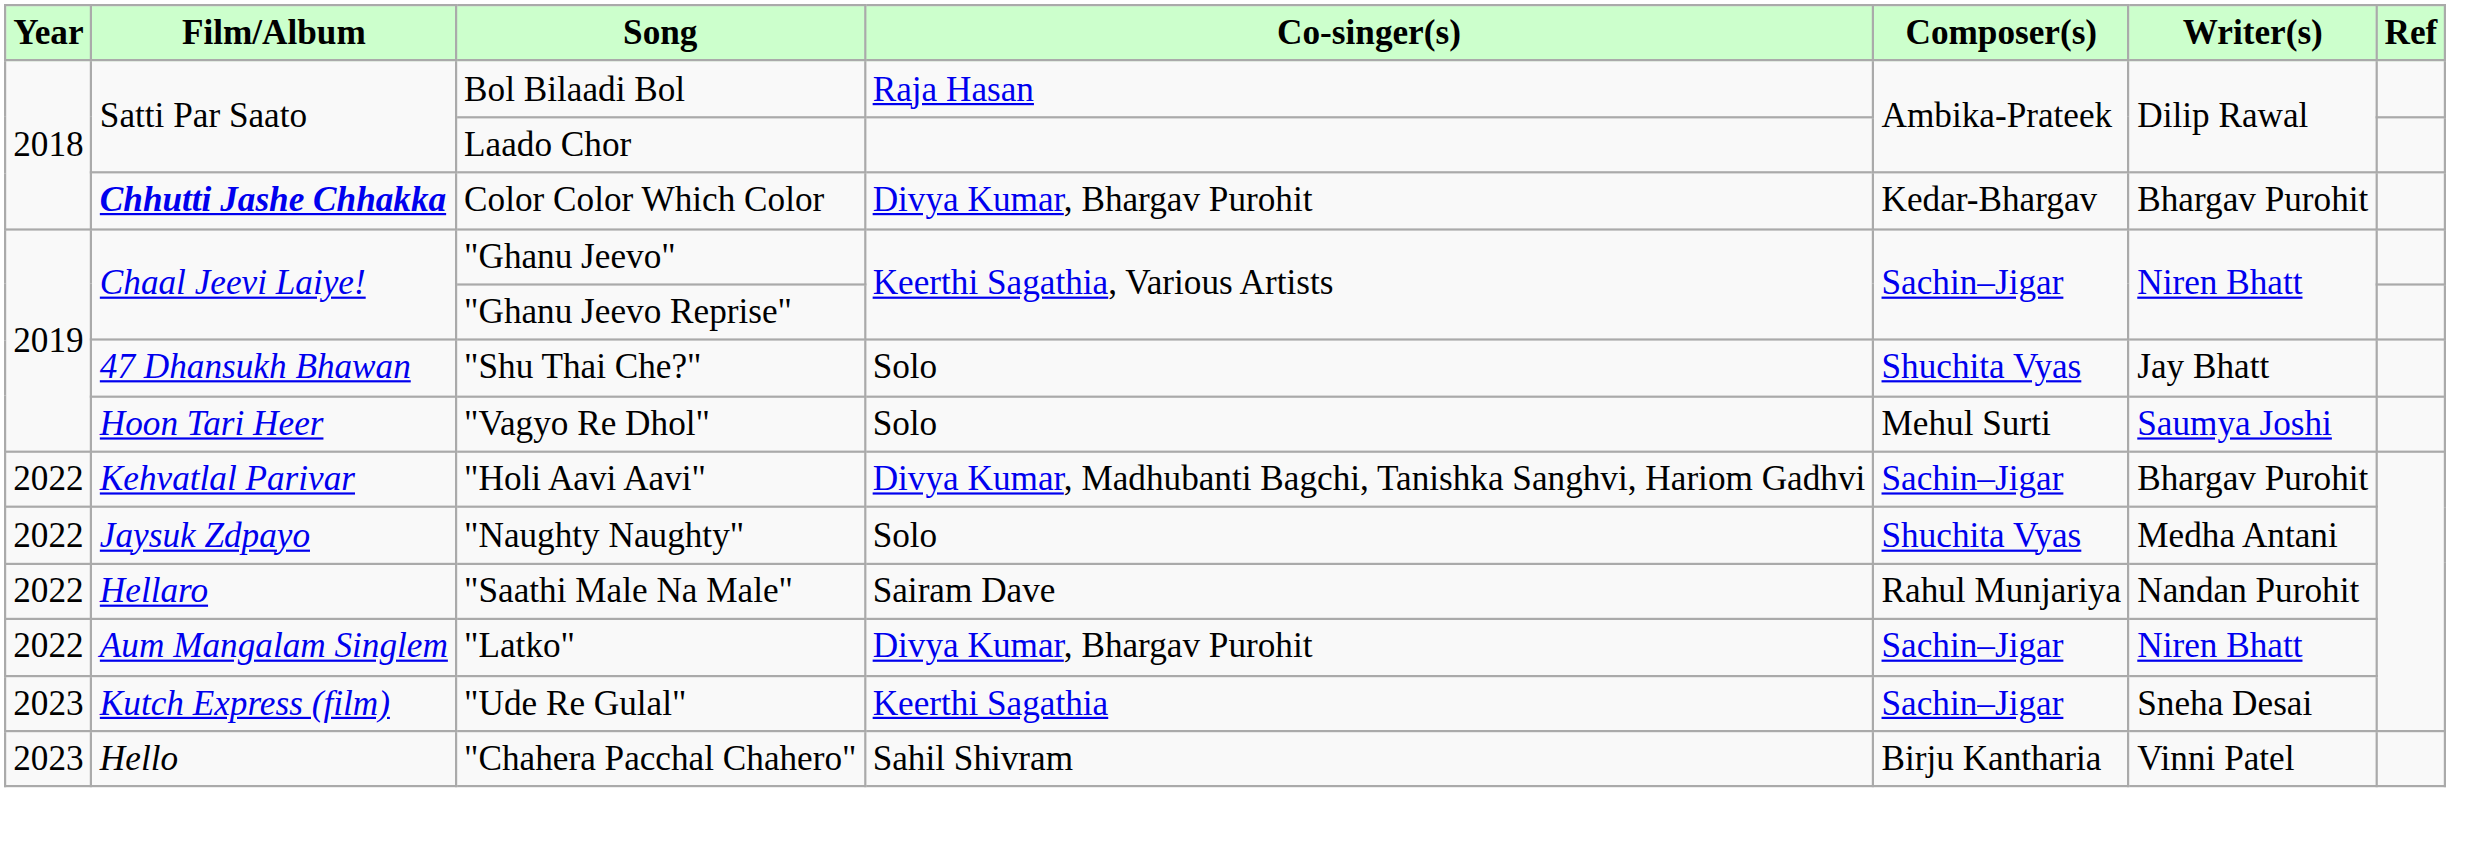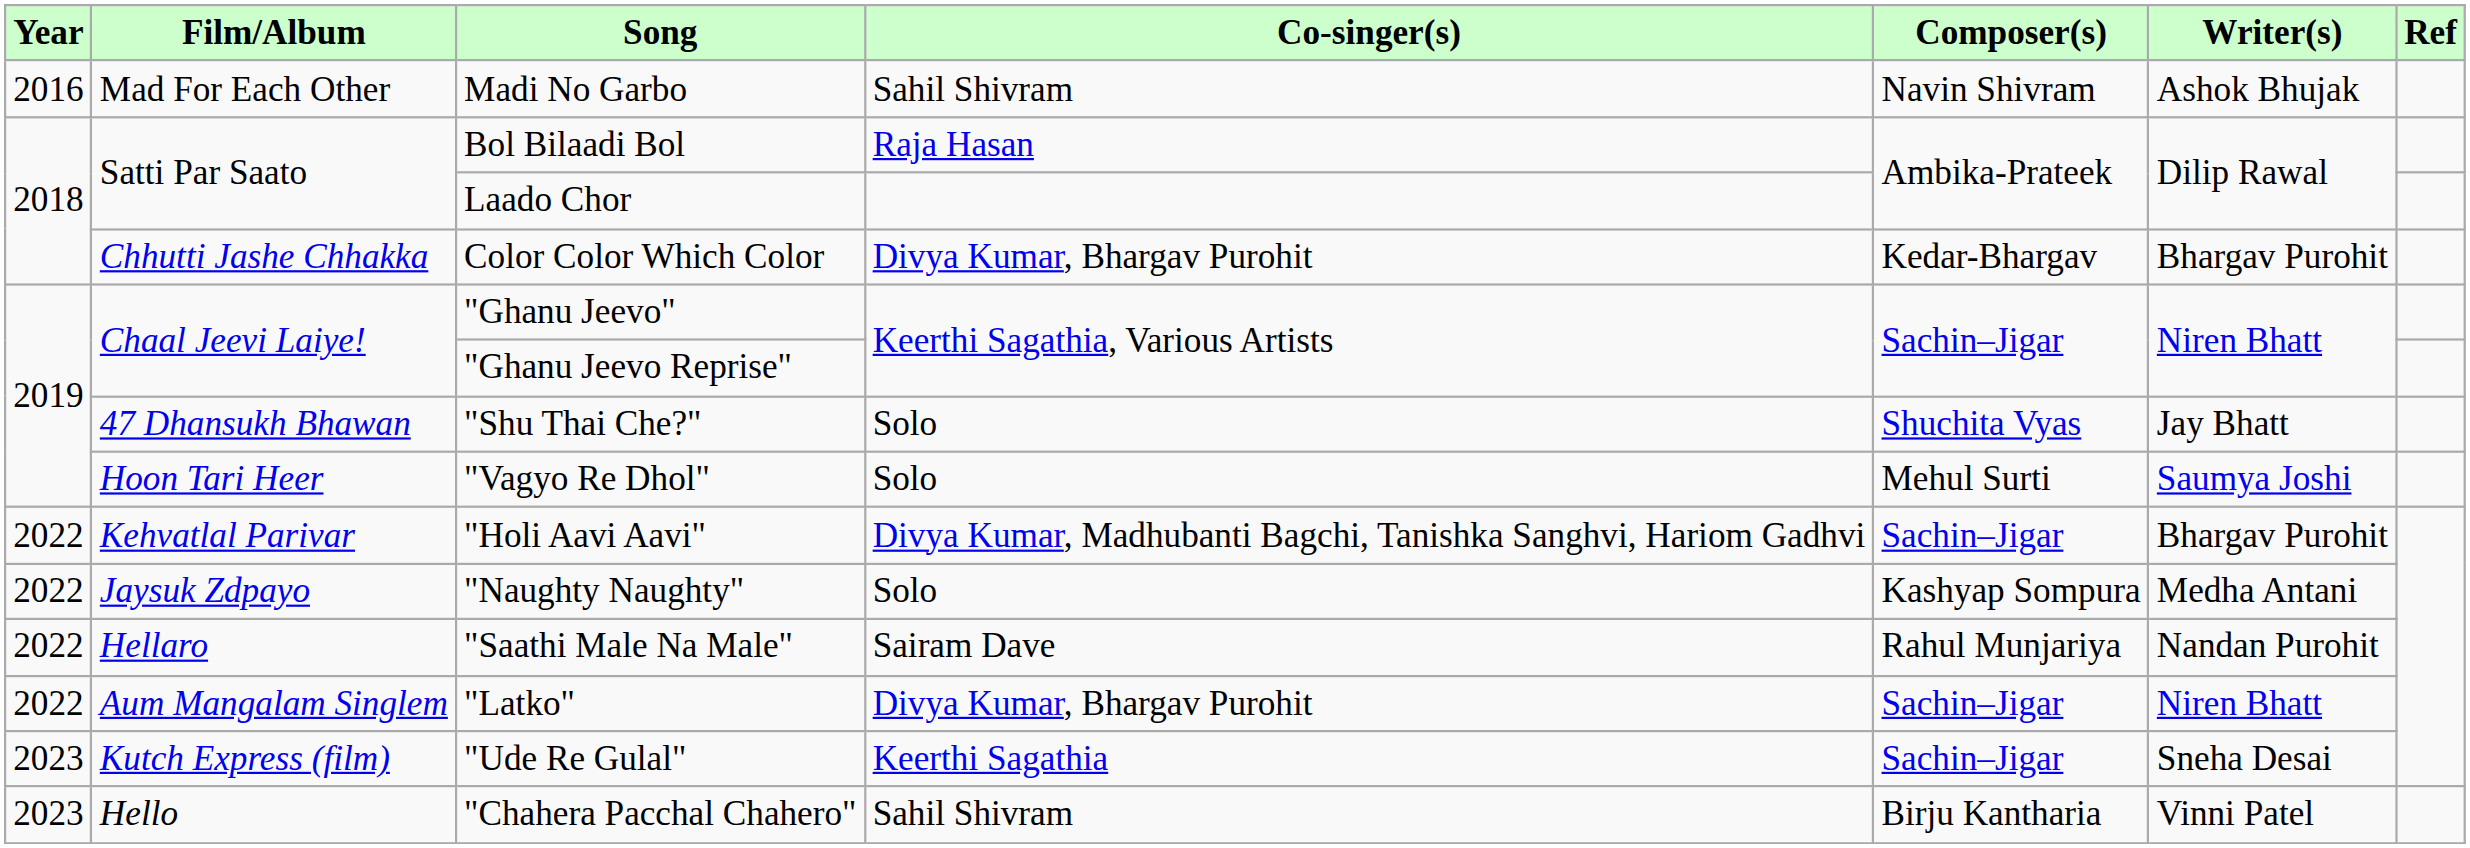+ row: (576, 88)
(273, 199) bold -> (264, 255) normal
(1981, 534) Shuchita Vyas -> (2011, 590) Kashyap Sompura
